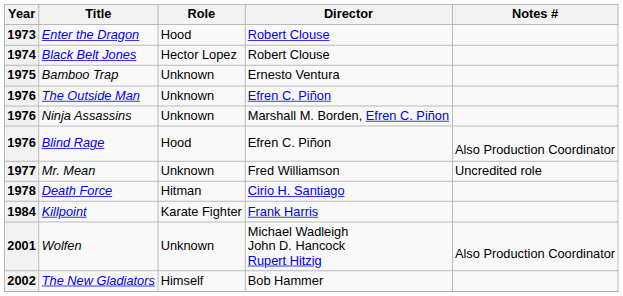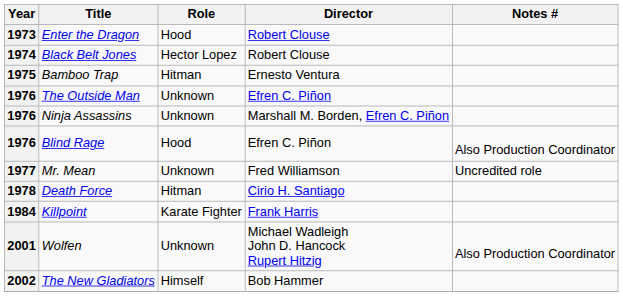(187, 75) Unknown -> (181, 75) Hitman
